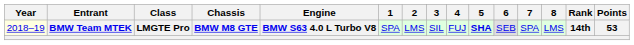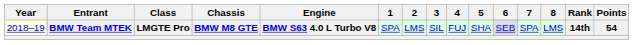(481, 28) bold -> (481, 28) normal
(612, 28) 53 -> (611, 28) 54
